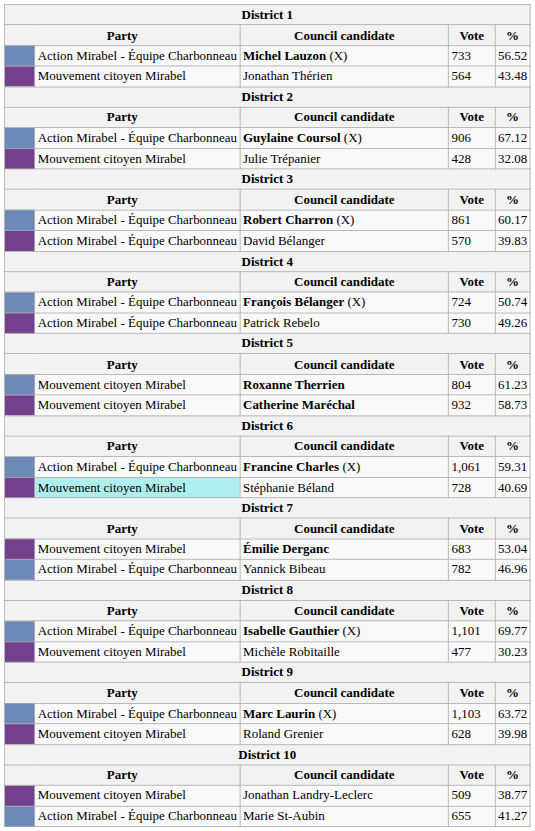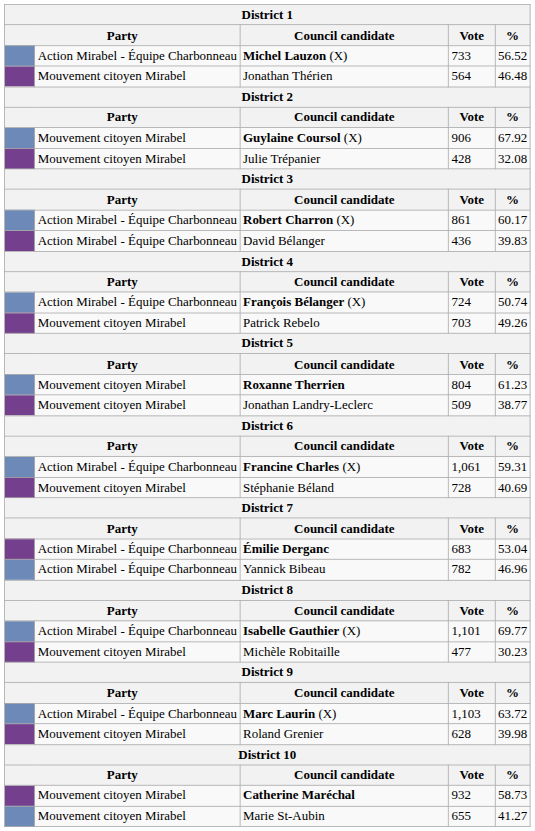(513, 76) 43.48 -> (513, 76) 46.48
(137, 138) Action Mirabel - Équipe Charbonneau -> (112, 138) Mouvement citoyen Mirabel
(513, 138) 67.12 -> (513, 138) 67.92
(461, 240) 570 -> (461, 240) 436
(137, 323) Action Mirabel - Équipe Charbonneau -> (112, 323) Mouvement citoyen Mirabel
(461, 323) 730 -> (461, 323) 703
rows swapped: (308, 795) <-> (299, 405)
(112, 487) paleturquoise background -> (112, 487) no background
(112, 549) Mouvement citoyen Mirabel -> (137, 549) Action Mirabel - Équipe Charbonneau
(137, 816) Action Mirabel - Équipe Charbonneau -> (112, 816) Mouvement citoyen Mirabel
